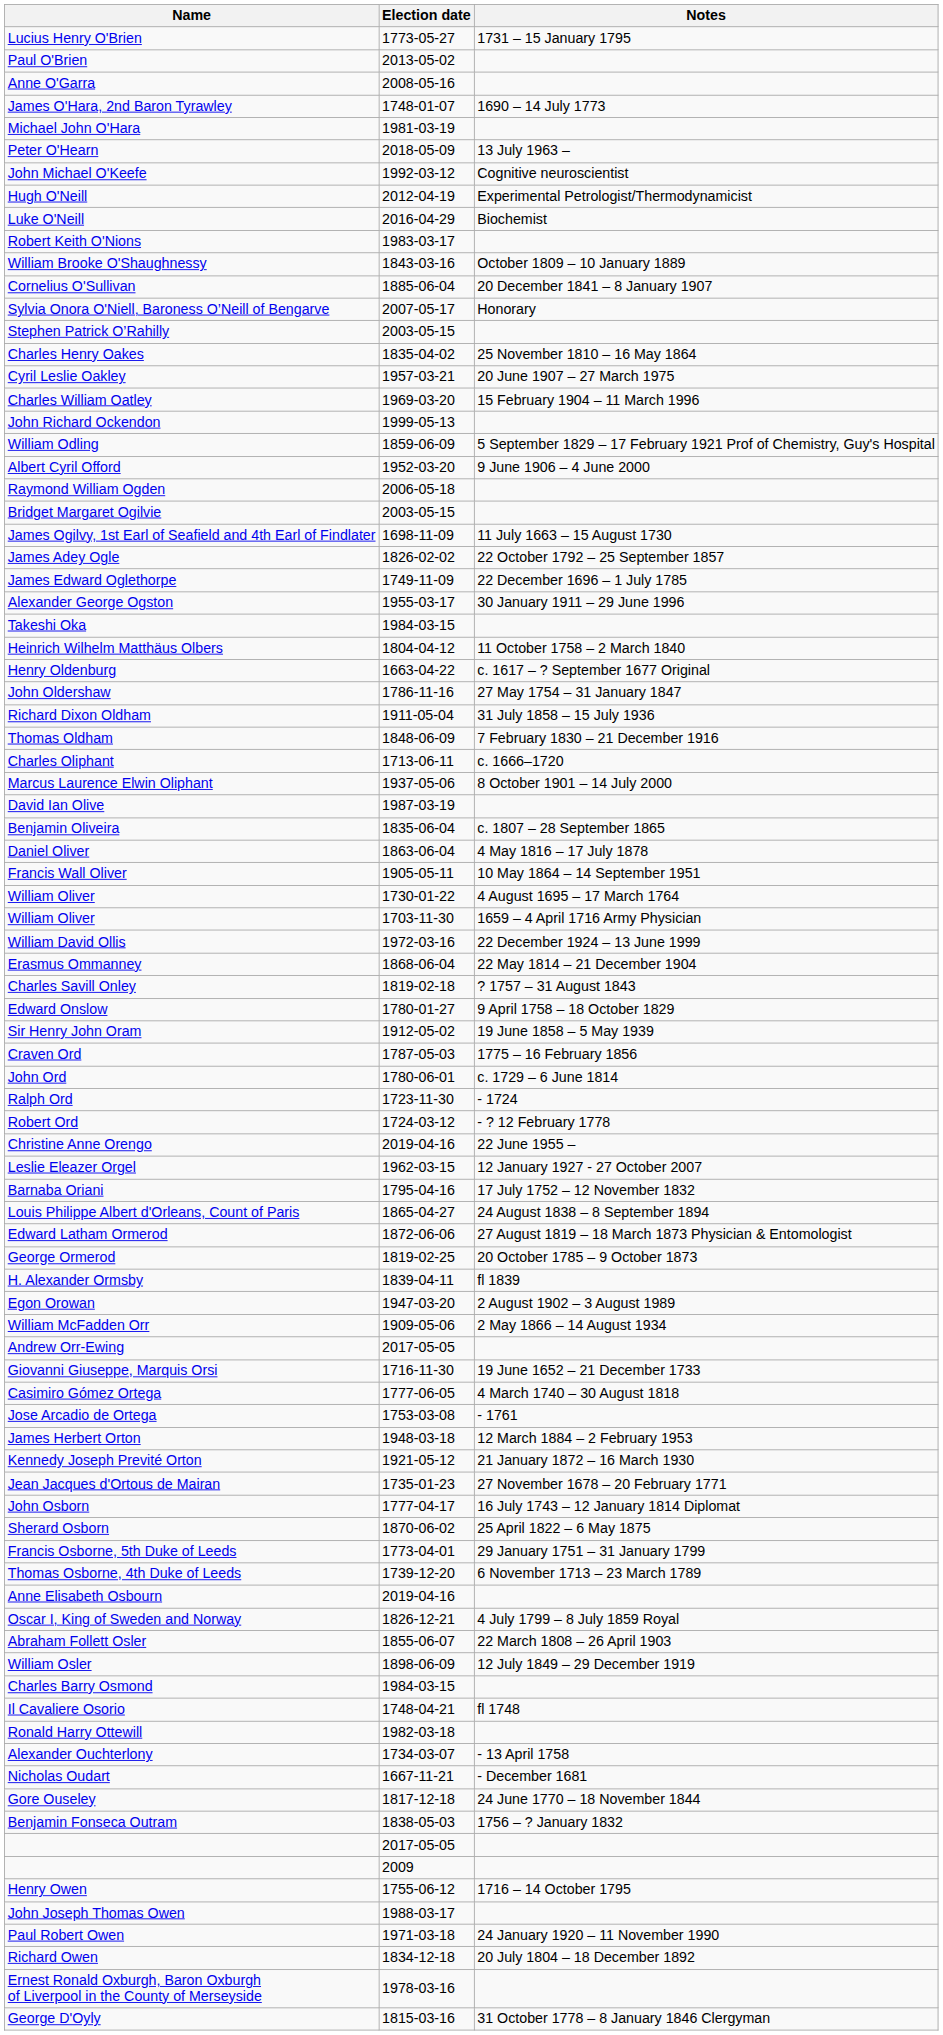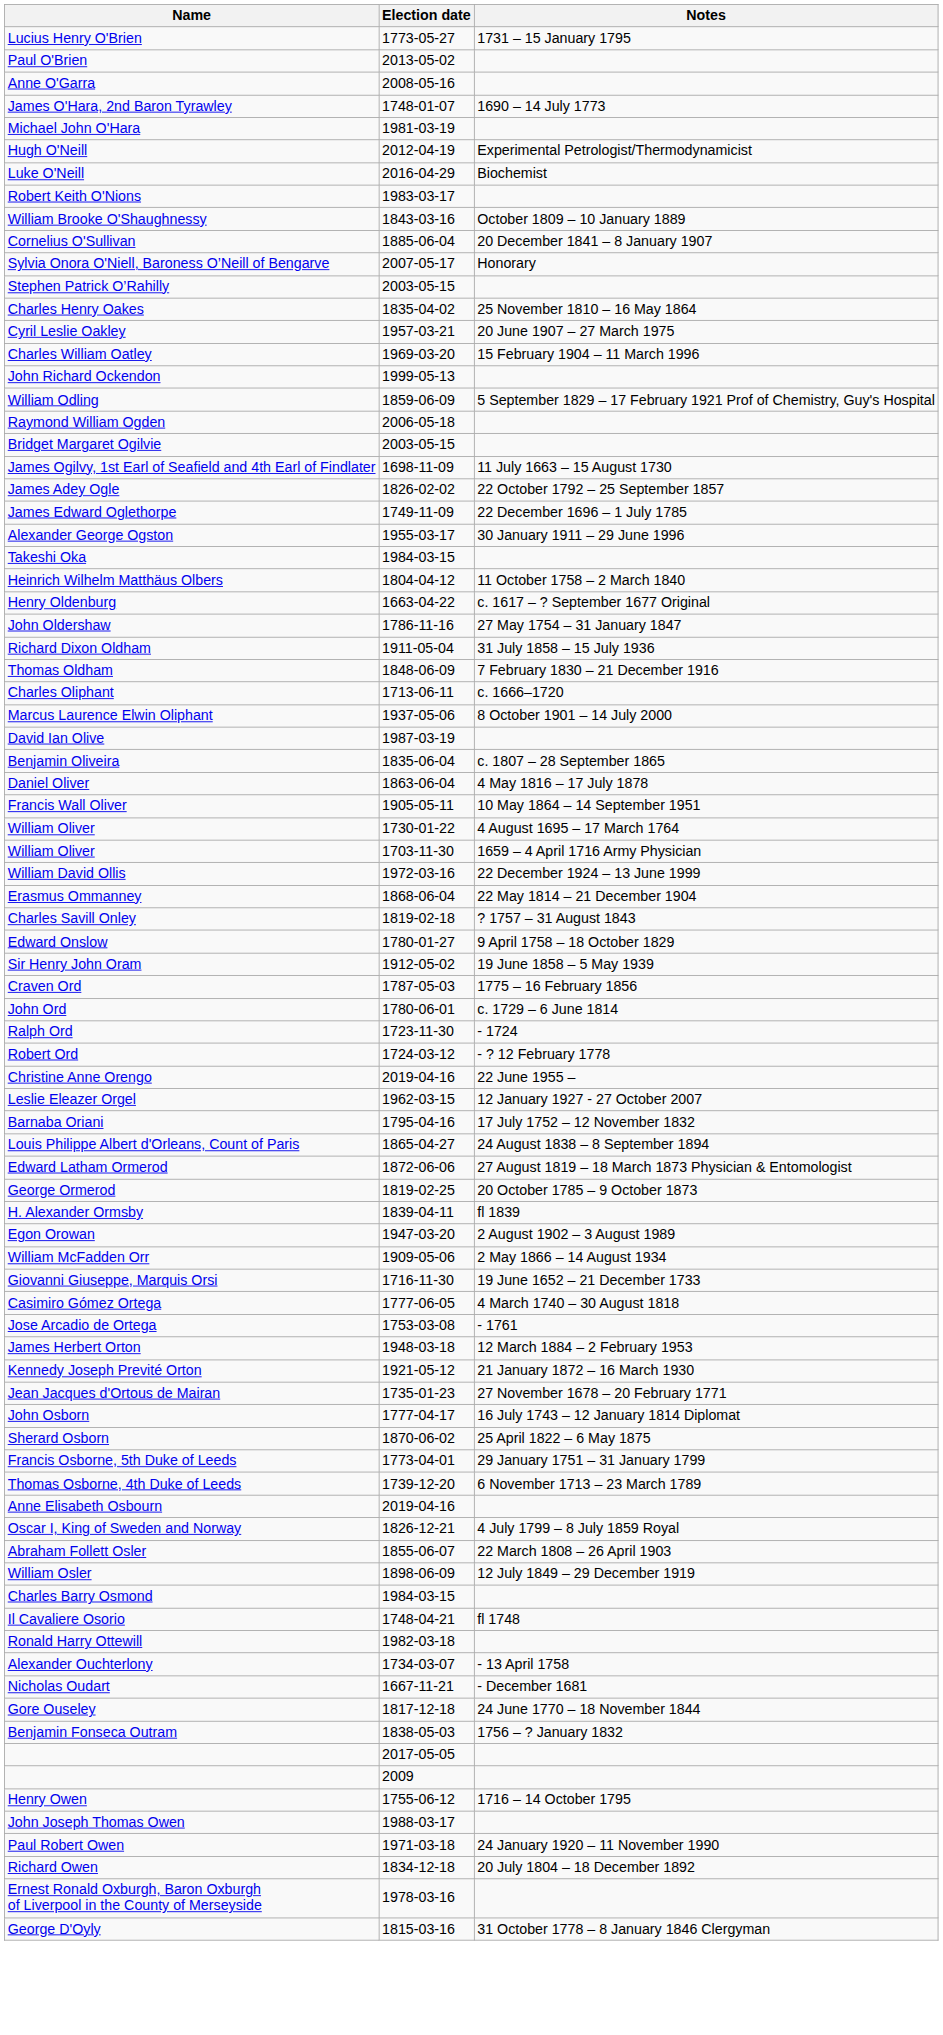- row: (53, 151)
- row: (77, 173)
- row: (64, 467)
- row: (66, 1348)
